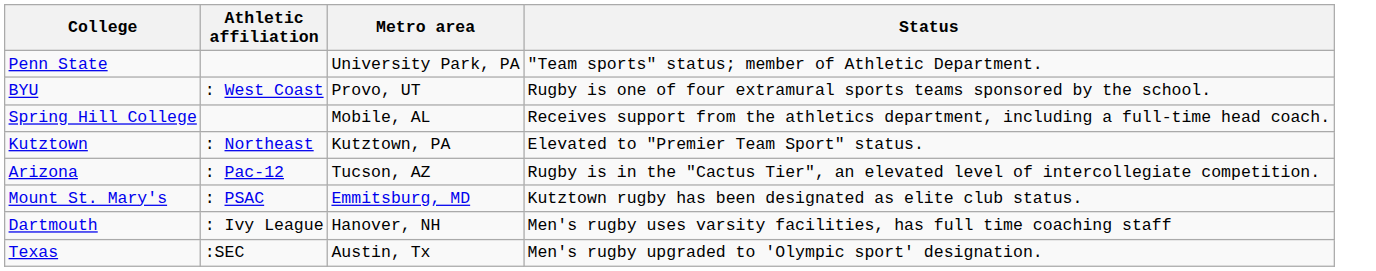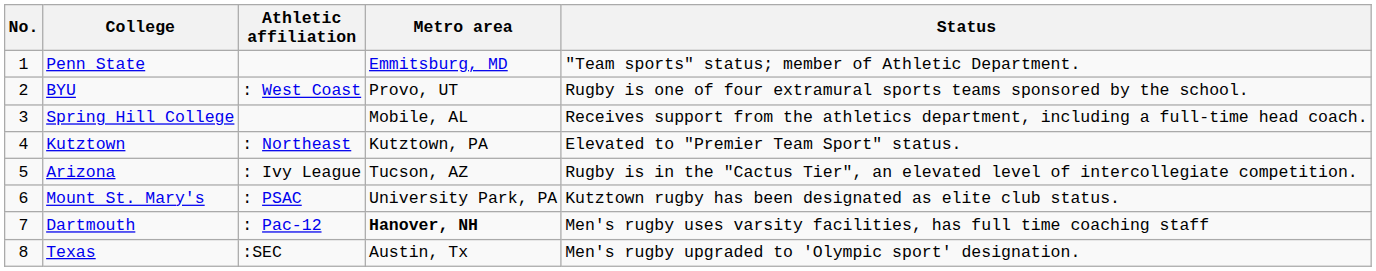+ column: (23, 28)
(426, 64) University Park, PA -> (438, 64) Emmitsburg, MD
(244, 172) : Pac-12 -> (302, 172) : Ivy League
(401, 199) Emmitsburg, MD -> (463, 199) University Park, PA
(264, 225) : Ivy League -> (282, 225) : Pac-12
(386, 225) normal -> (424, 225) bold
